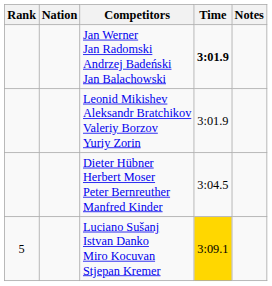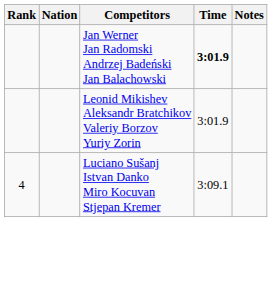- row: (127, 185)
(22, 249) 5 -> (22, 185) 4
(213, 249) gold background -> (213, 185) no background
